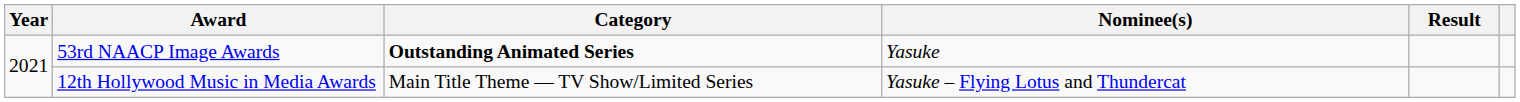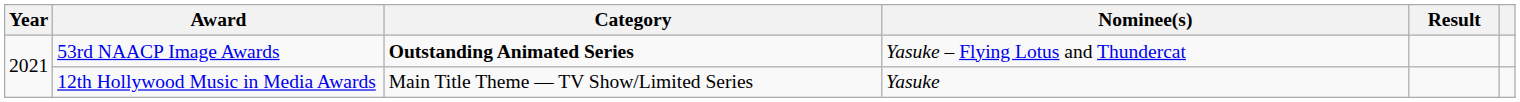(913, 50) Yasuke -> (1036, 50) Yasuke – Flying Lotus and Thundercat
(1036, 81) Yasuke – Flying Lotus and Thundercat -> (913, 81) Yasuke
